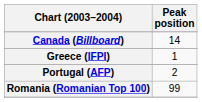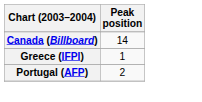- row: (78, 89)
